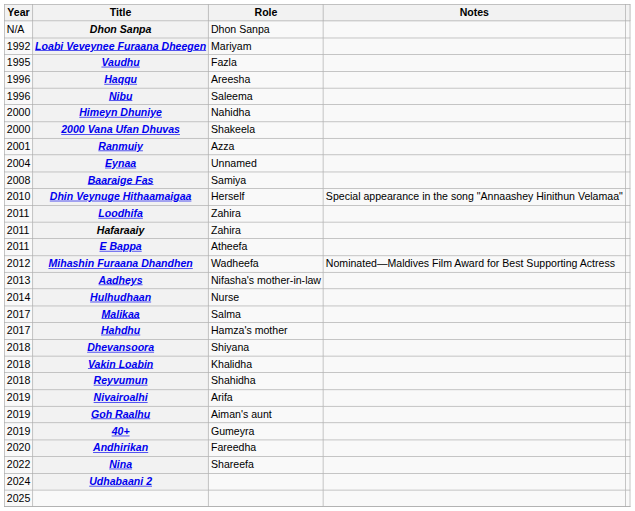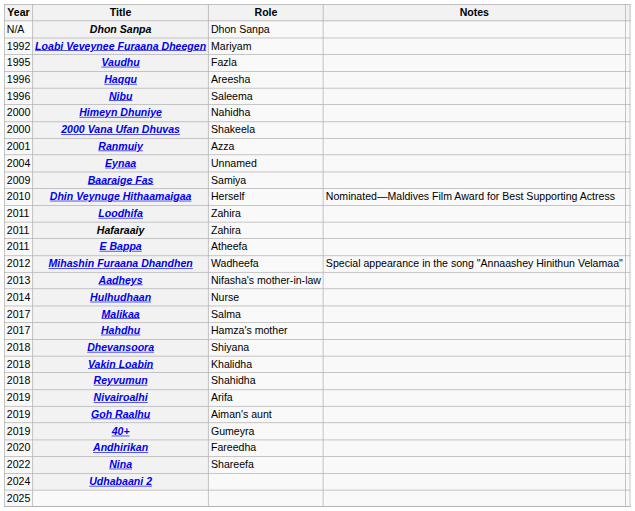(19, 180) 2008 -> (19, 180) 2009
(474, 197) Special appearance in the song "Annaashey Hinithun Velamaa" -> (470, 197) Nominated—Maldives Film Award for Best Supporting Actress
(470, 264) Nominated—Maldives Film Award for Best Supporting Actress -> (474, 264) Special appearance in the song "Annaashey Hinithun Velamaa"
